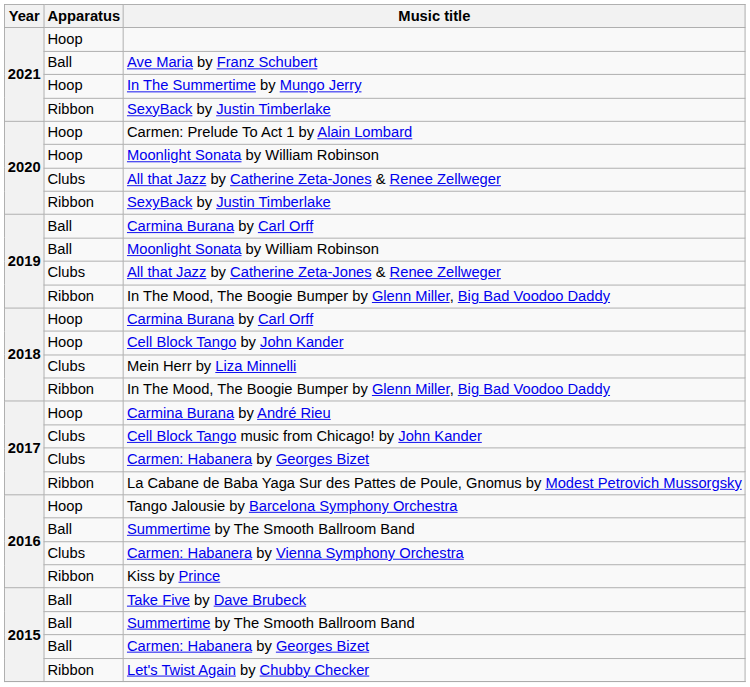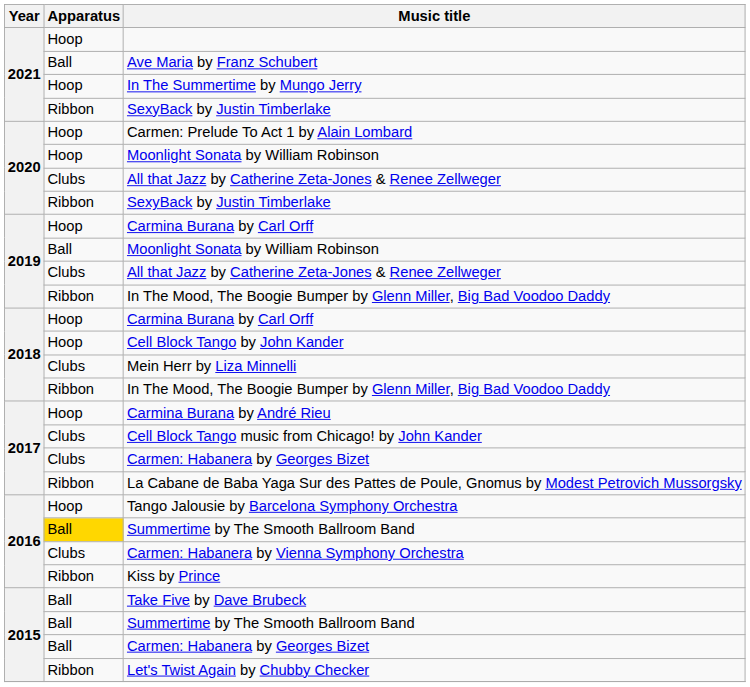(60, 226) Ball -> (65, 226) Hoop
(60, 529) no background -> (60, 529) gold background
